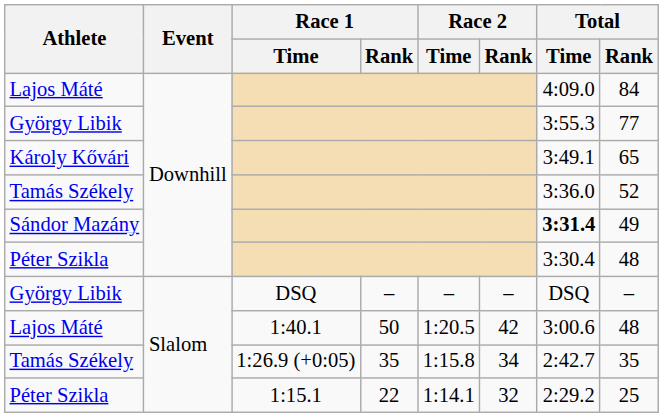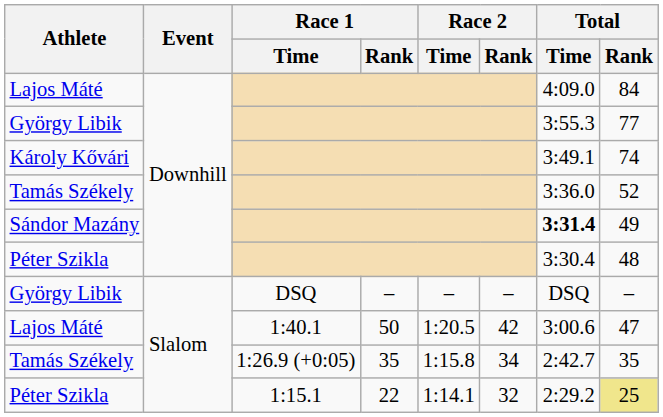(629, 157) 65 -> (629, 157) 74
(629, 327) 48 -> (629, 327) 47
(629, 395) no background -> (629, 395) khaki background
